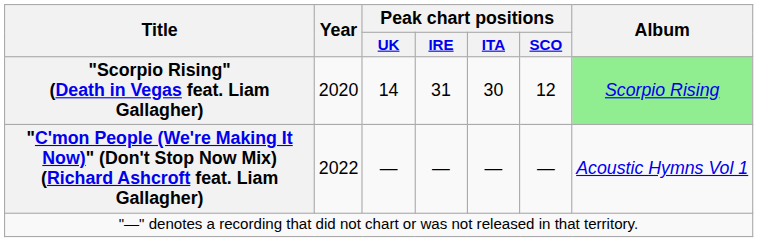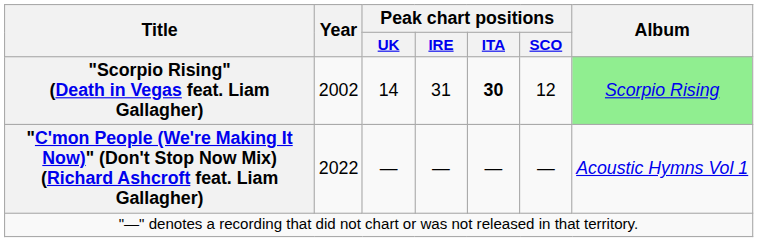(339, 90) 2020 -> (339, 90) 2002
(493, 90) normal -> (493, 90) bold
